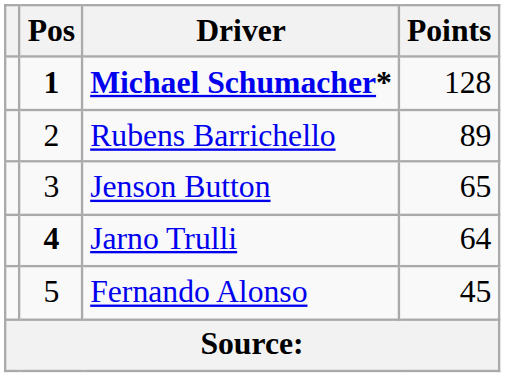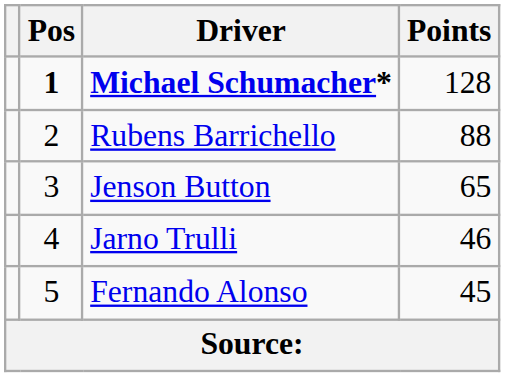(476, 134) 89 -> (476, 134) 88
(51, 239) bold -> (51, 239) normal
(476, 239) 64 -> (476, 239) 46
